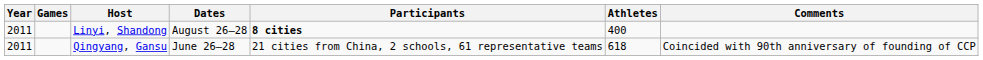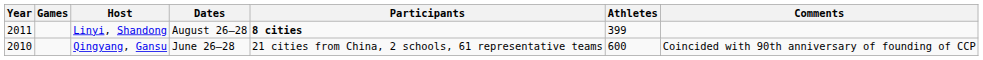(617, 30) 400 -> (617, 30) 399
(19, 47) 2011 -> (19, 47) 2010
(617, 47) 618 -> (617, 47) 600
